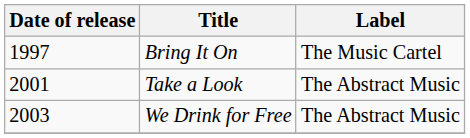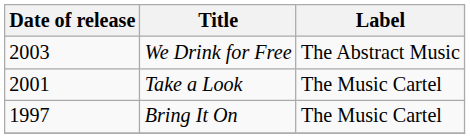rows swapped: (191, 52) <-> (218, 116)
(380, 84) The Abstract Music -> (371, 84) The Music Cartel
